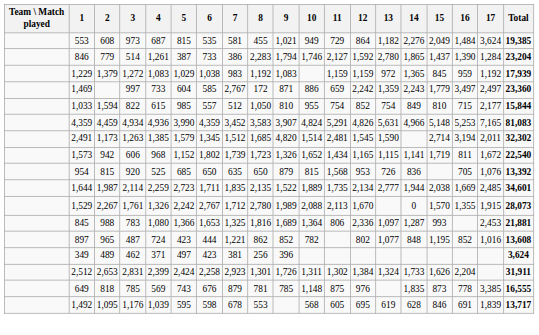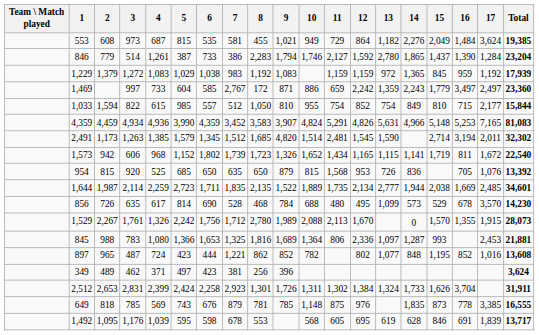+ row: (82, 204)
(209, 205) 2,767 -> (209, 221) 1,756
(465, 272) 2,204 -> (465, 288) 3,704
